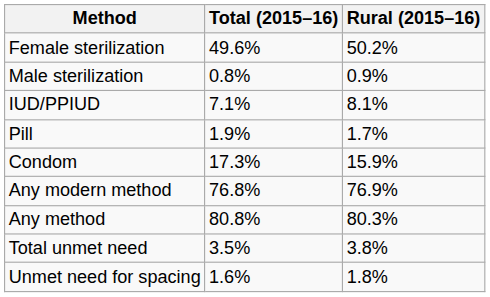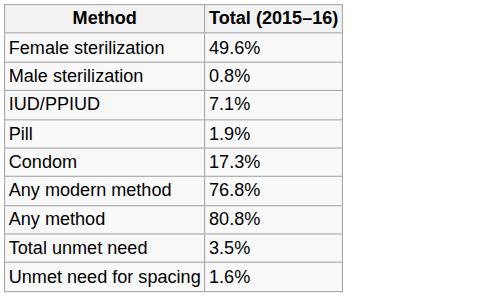- column: (413, 18)
